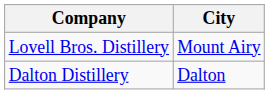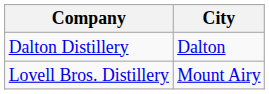rows swapped: (69, 74) <-> (89, 46)
